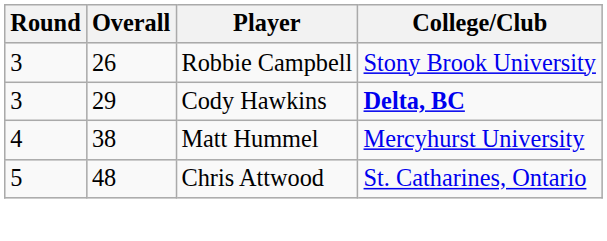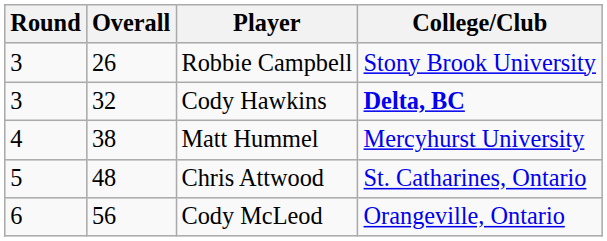(104, 100) 29 -> (104, 100) 32
+ row: (252, 216)
